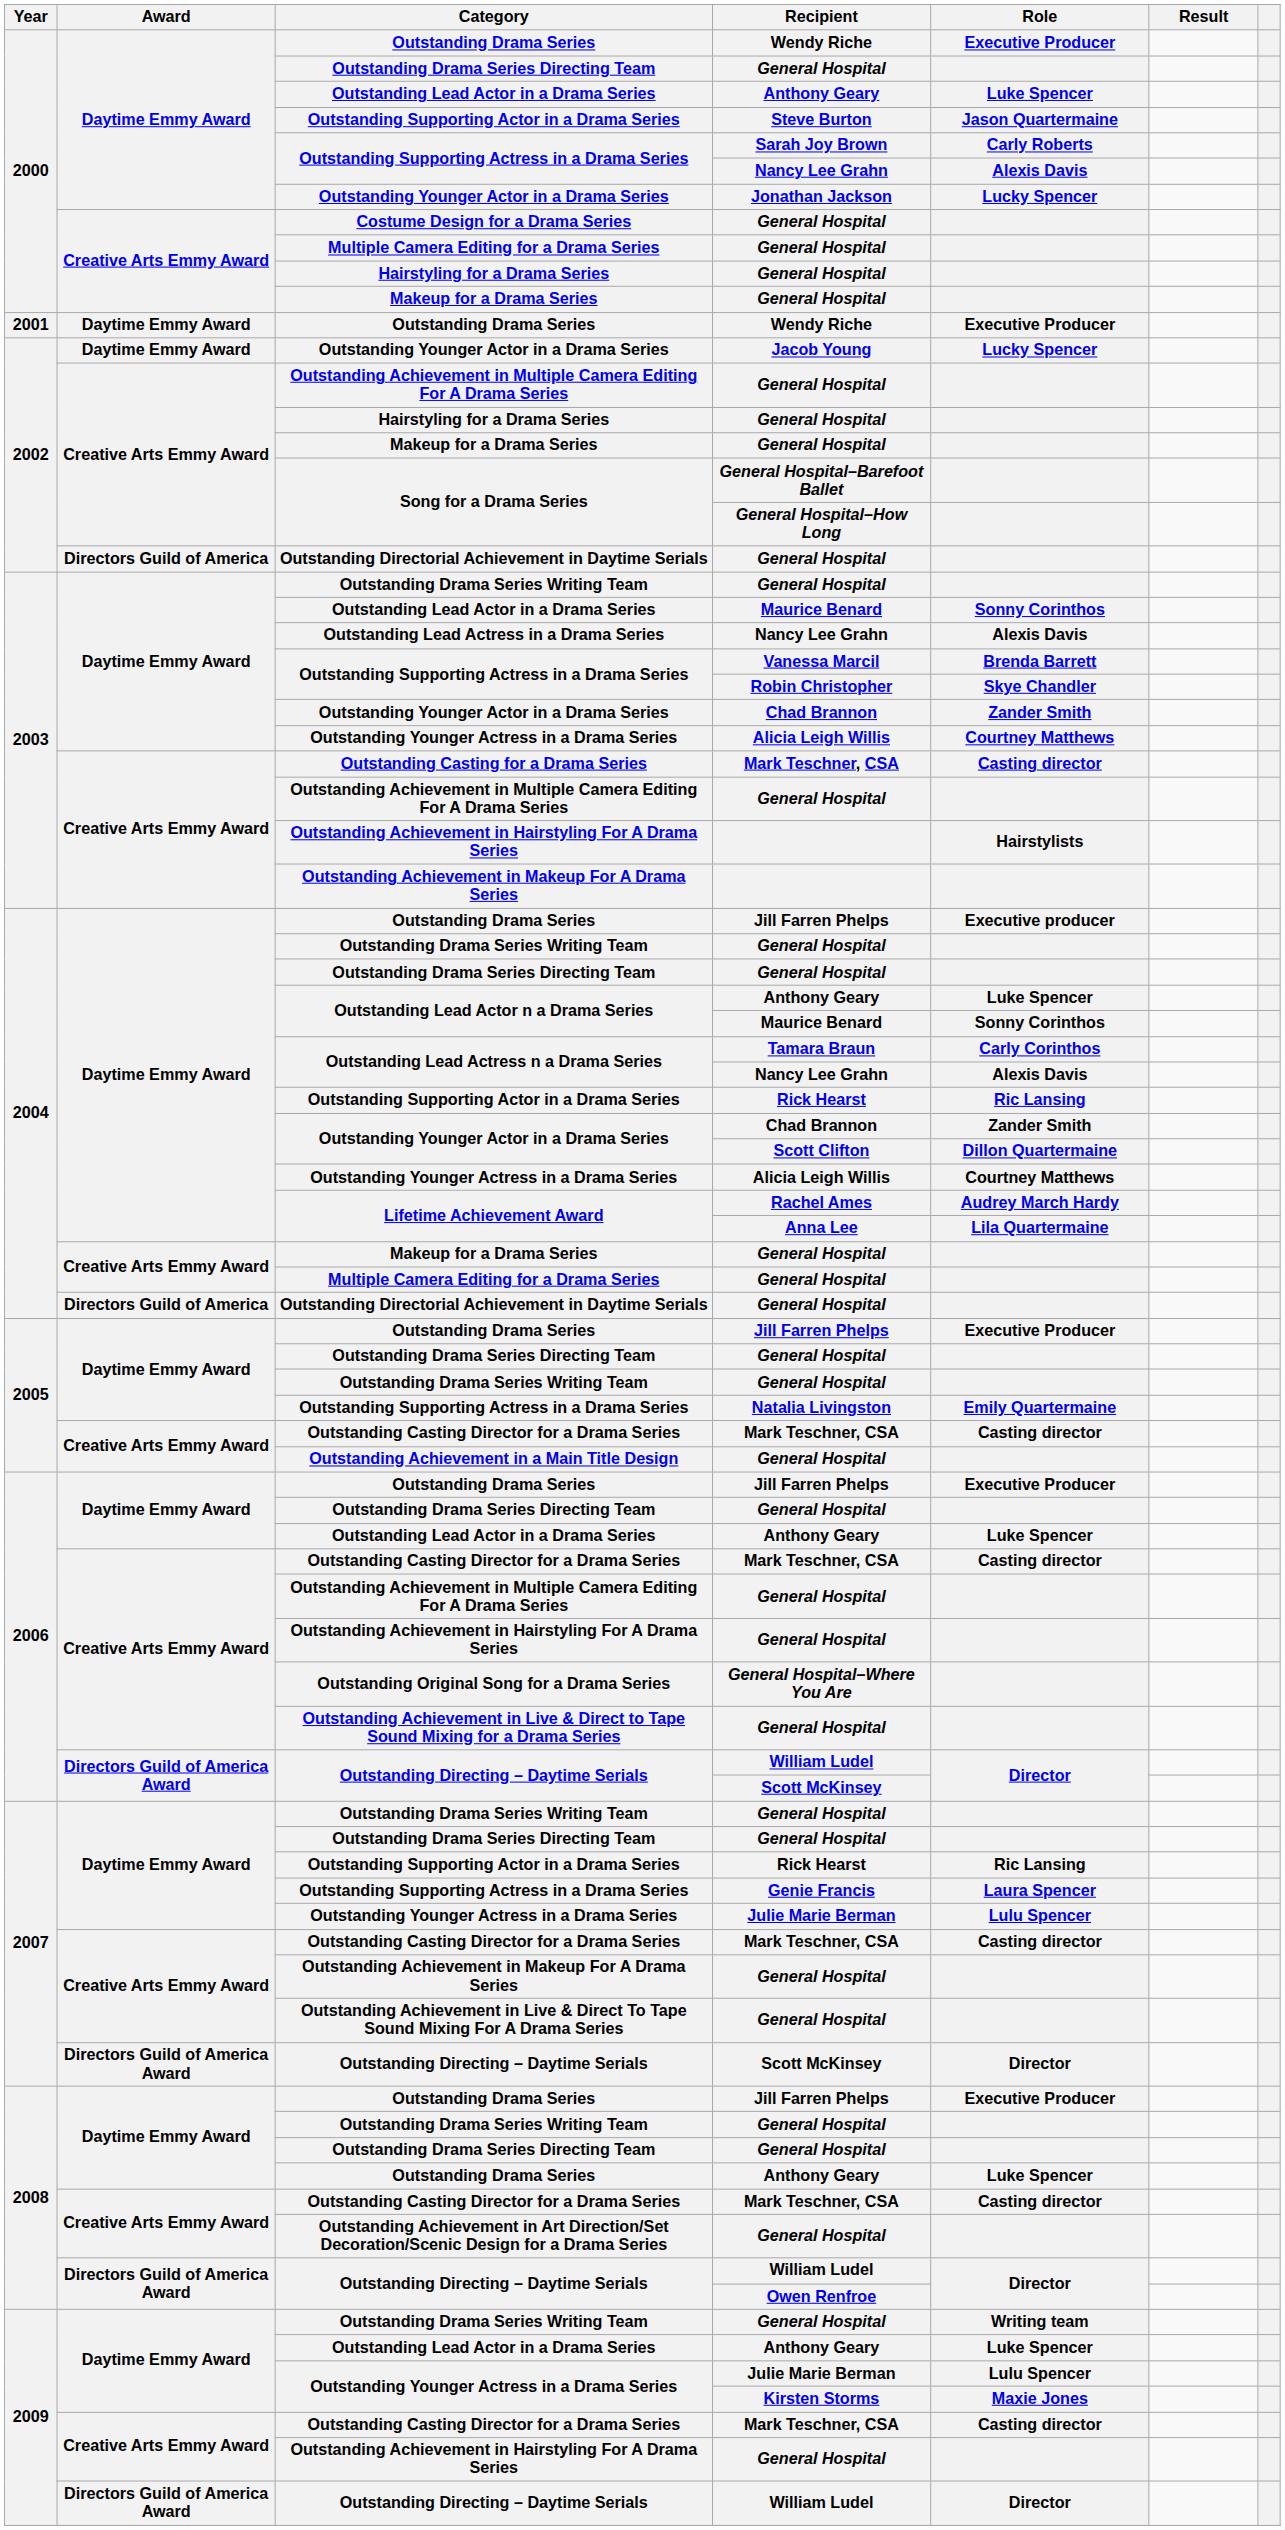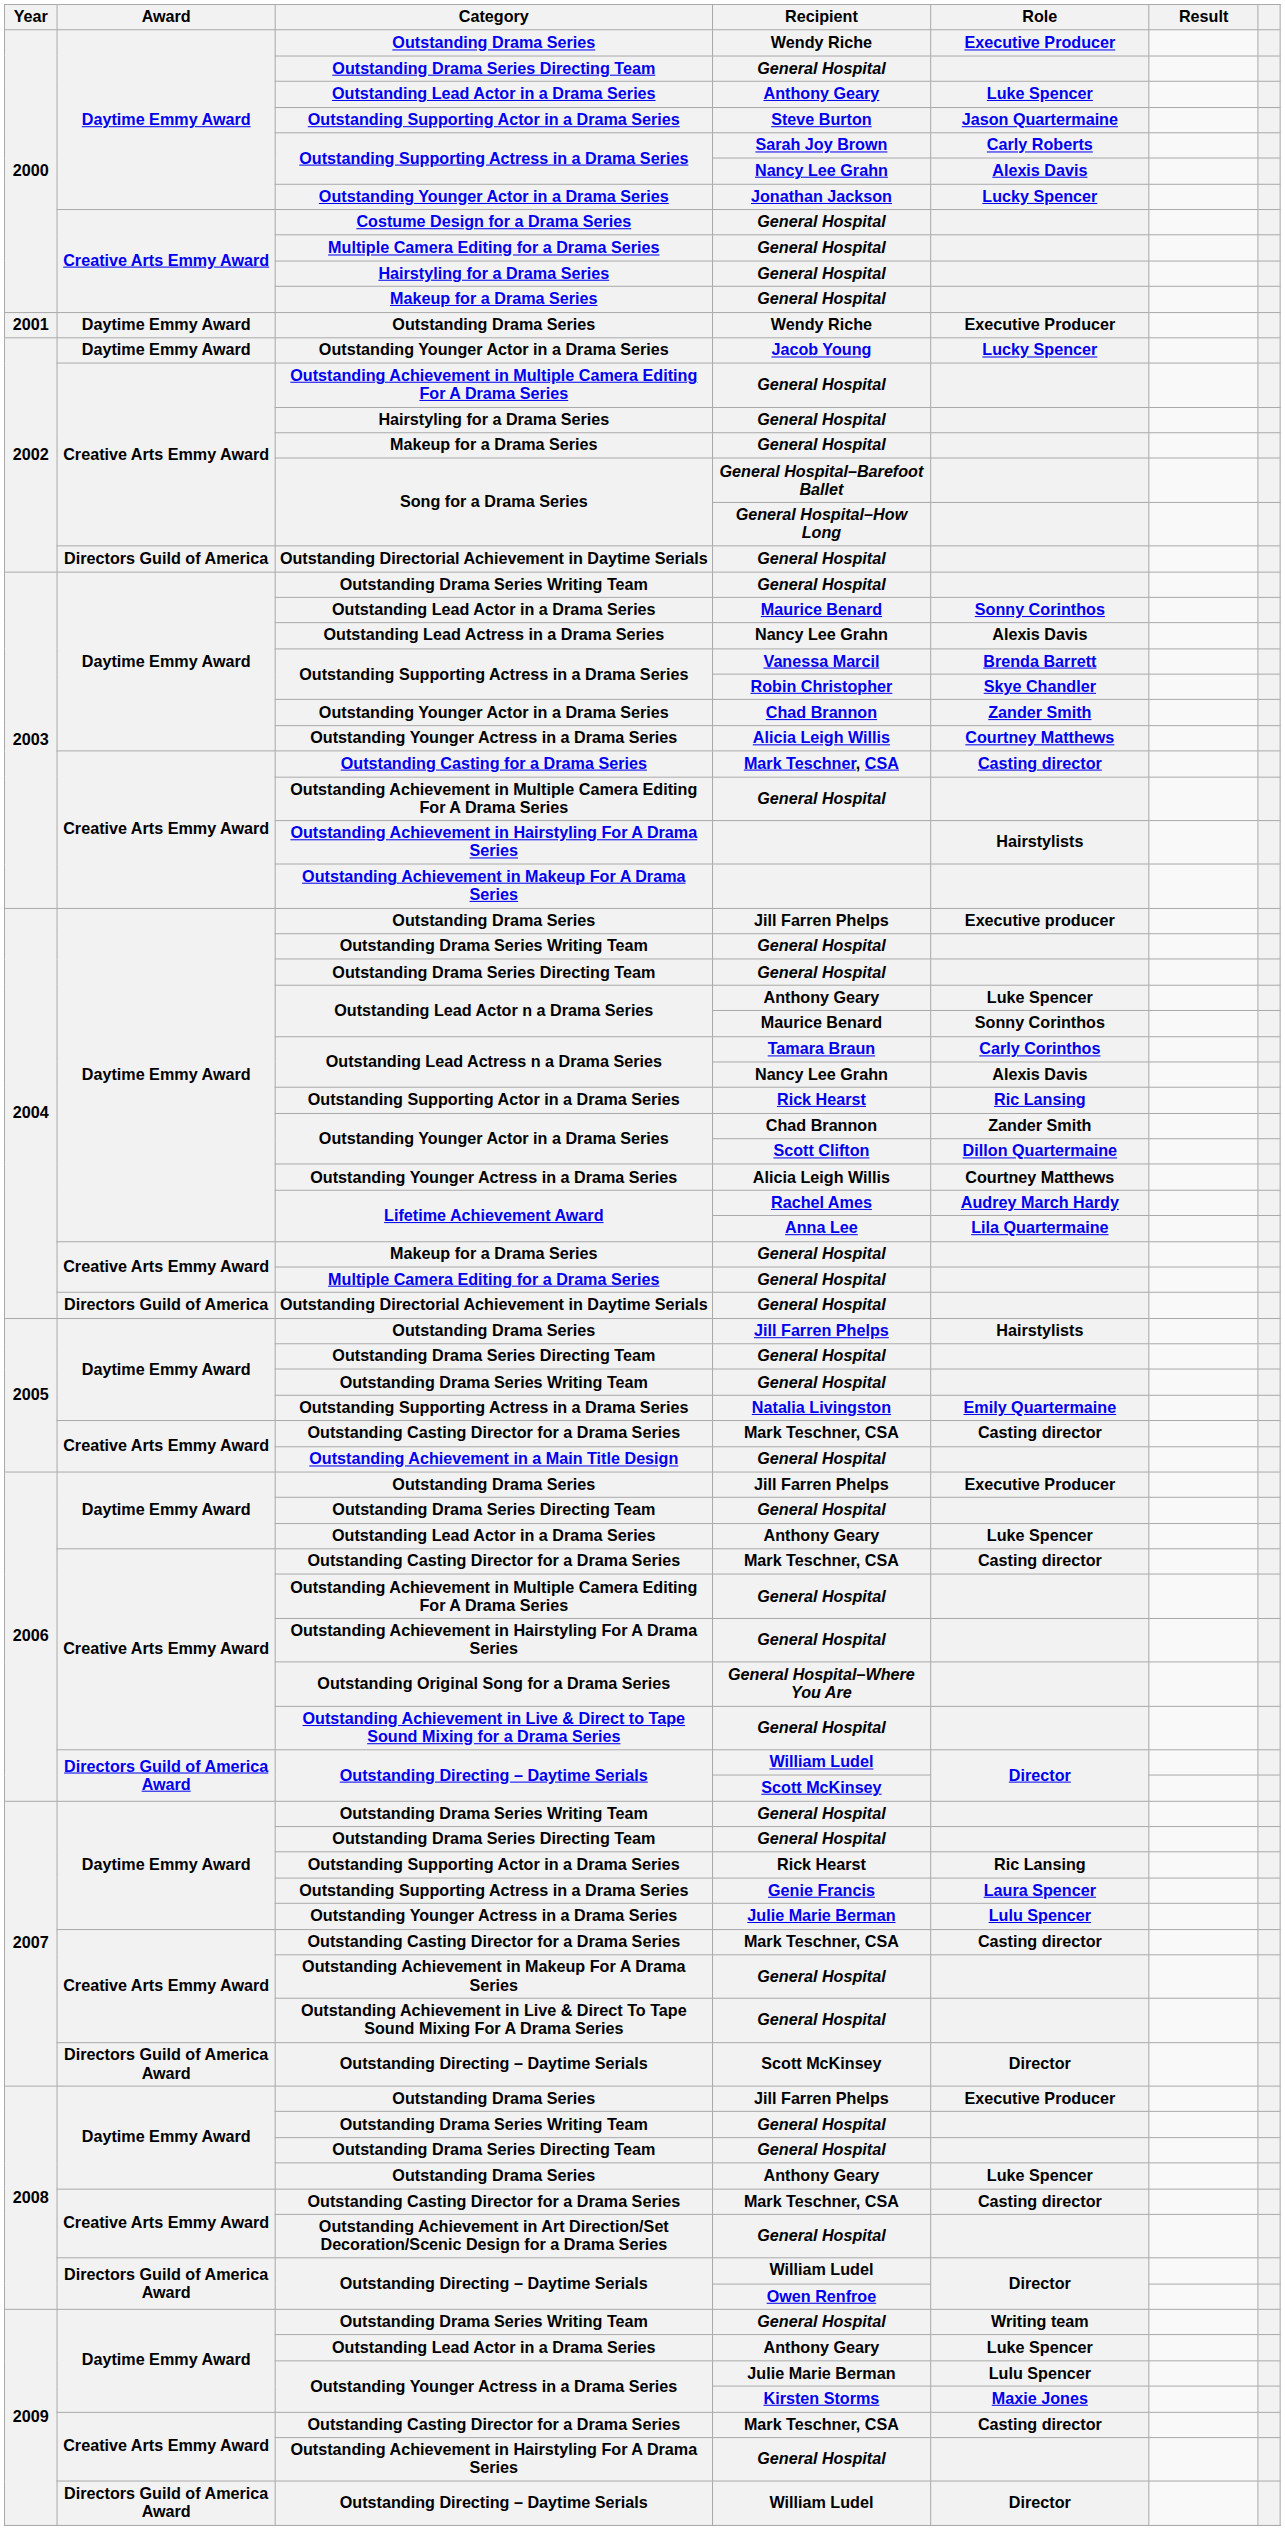(1040, 1330) Executive Producer -> (1040, 1330) Hairstylists
